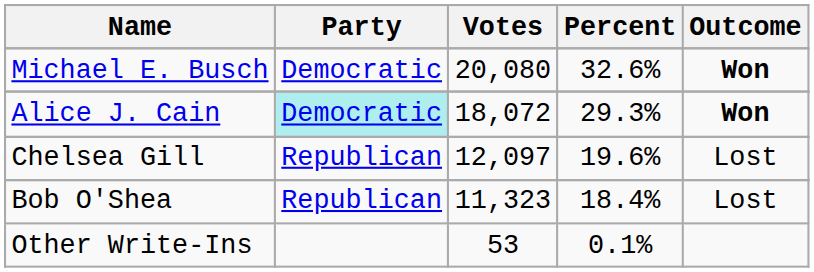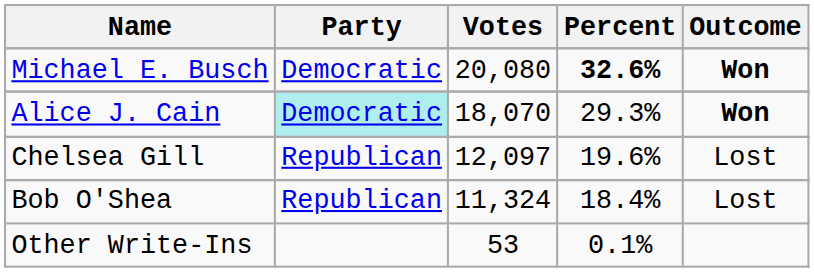(620, 70) normal -> (620, 70) bold
(503, 114) 18,072 -> (503, 114) 18,070
(503, 201) 11,323 -> (503, 201) 11,324
